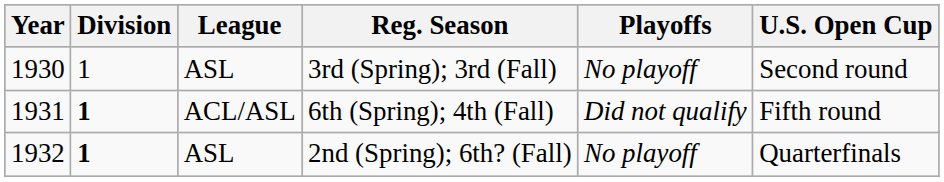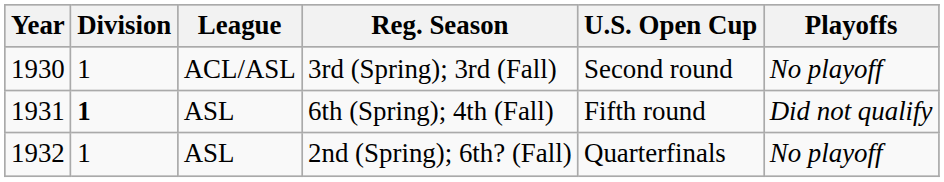columns swapped: (665, 25) <-> (846, 25)
(209, 68) ASL -> (240, 68) ACL/ASL
(240, 111) ACL/ASL -> (209, 111) ASL
(84, 153) bold -> (84, 153) normal
